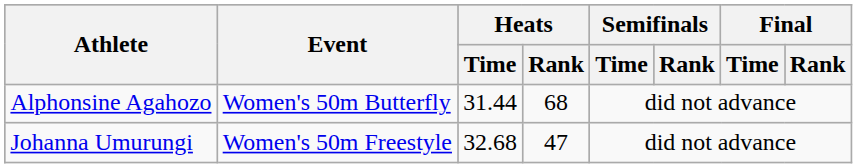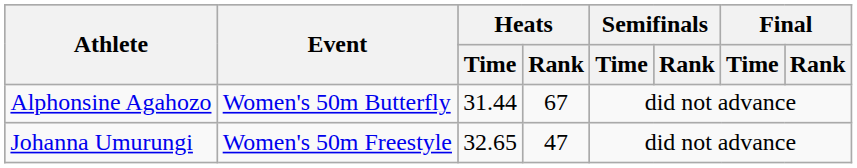(556, 103) 68 -> (556, 103) 67
(490, 142) 32.68 -> (490, 142) 32.65
